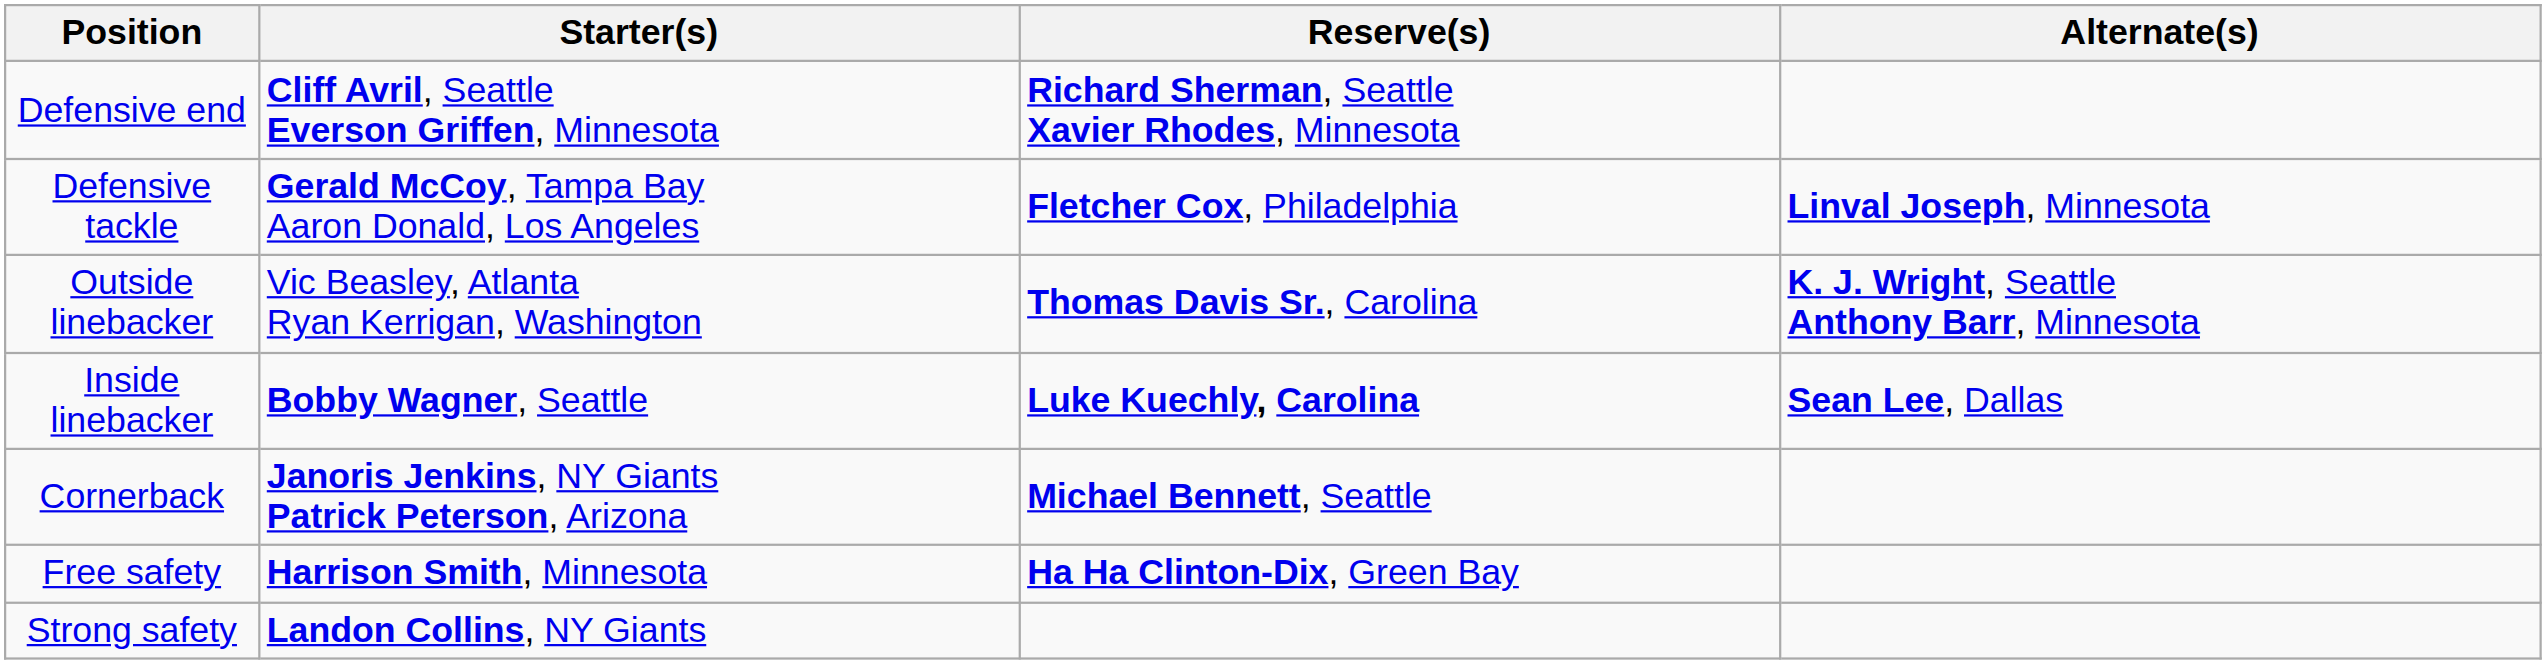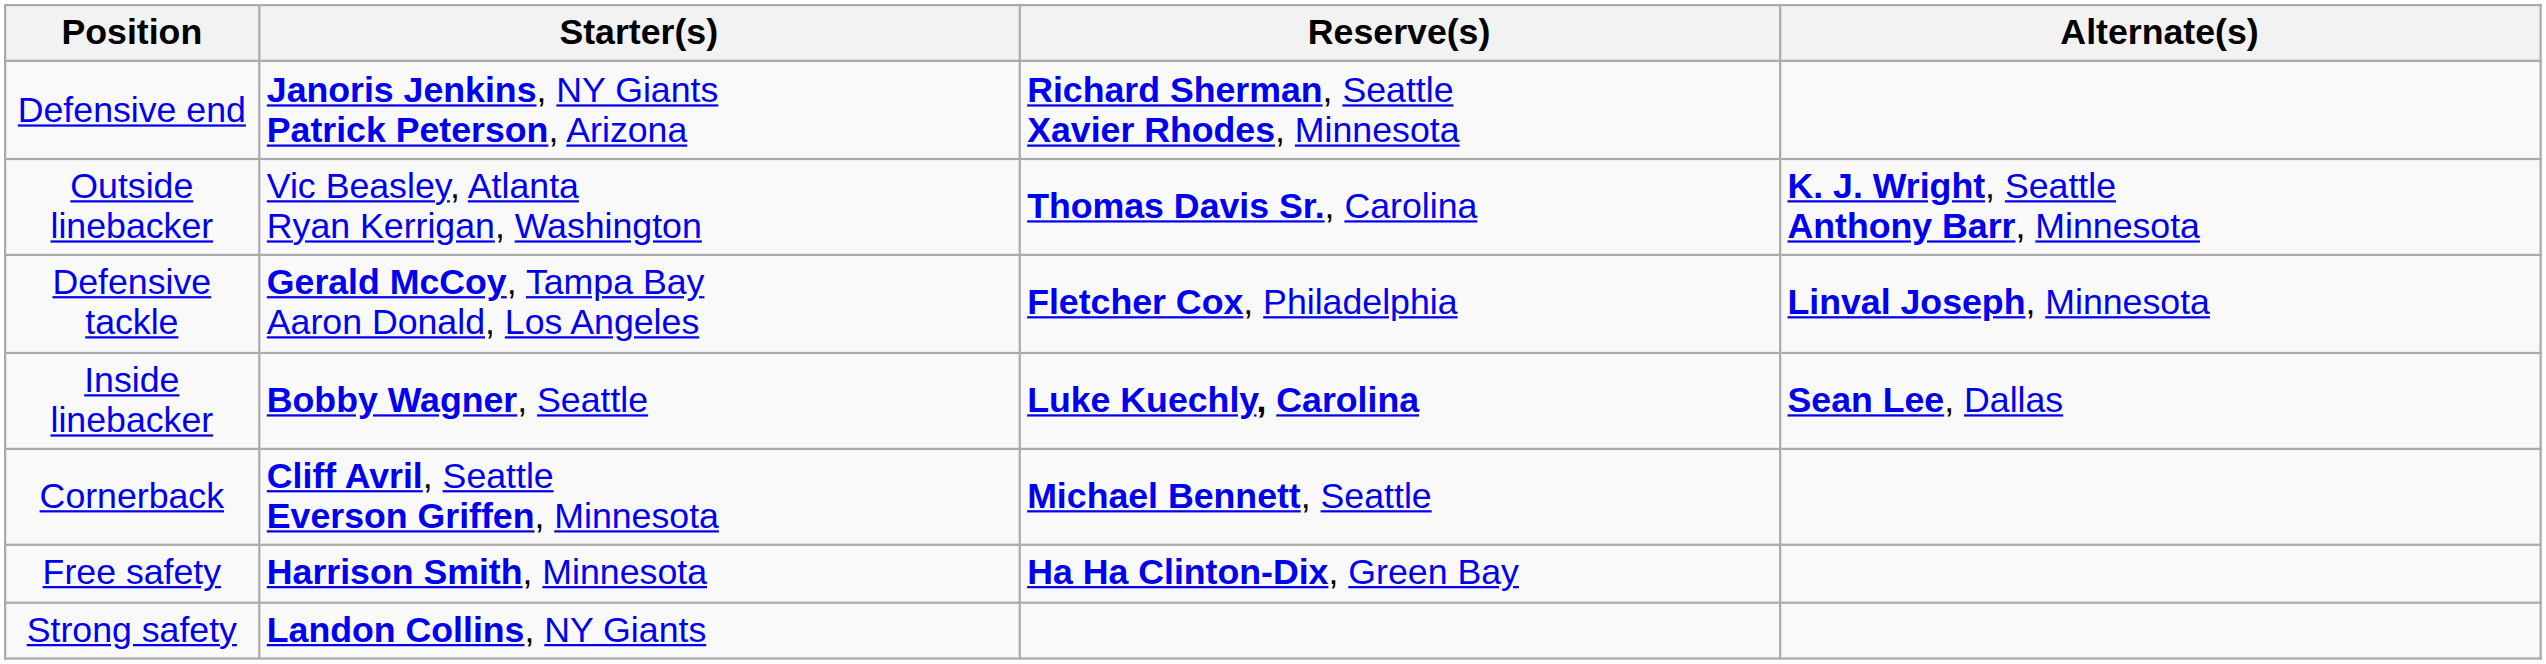(493, 109) Cliff Avril, Seattle Everson Griffen, Minnesota -> (493, 109) Janoris Jenkins, NY Giants Patrick Peterson, Arizona
rows swapped: (132, 206) <-> (132, 302)
(493, 496) Janoris Jenkins, NY Giants Patrick Peterson, Arizona -> (493, 496) Cliff Avril, Seattle Everson Griffen, Minnesota
